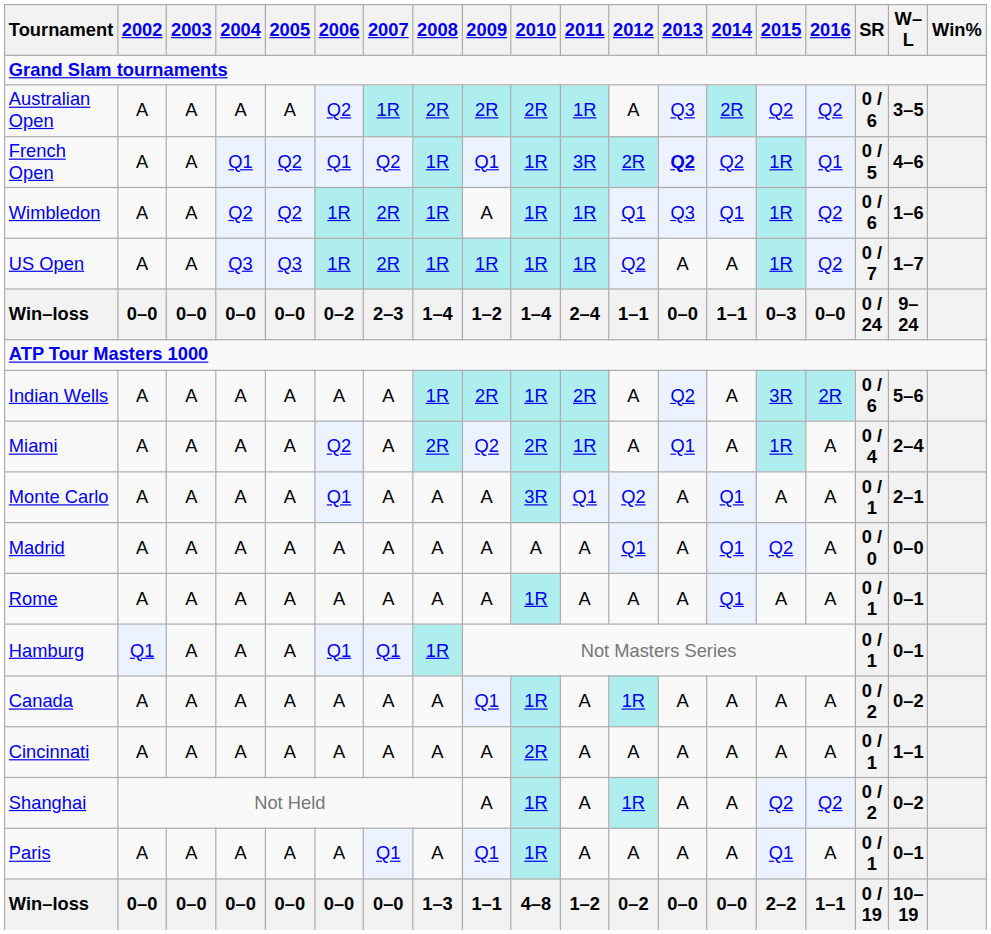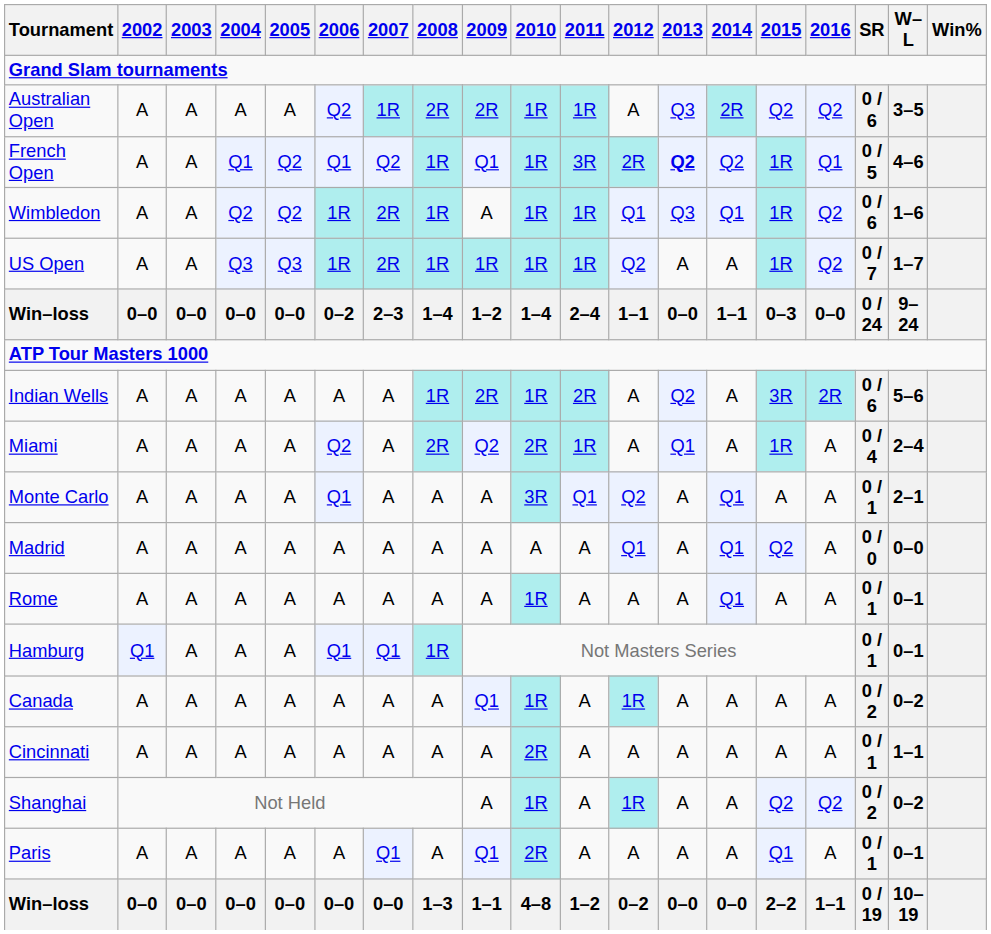(536, 110) 2R -> (536, 110) 1R
(536, 853) 1R -> (536, 853) 2R
